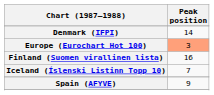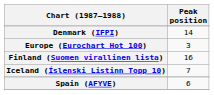(188, 45) lightsalmon background -> (188, 45) no background
(188, 83) 9 -> (188, 83) 6
